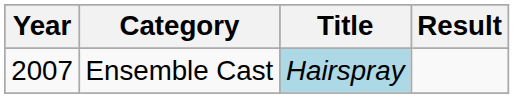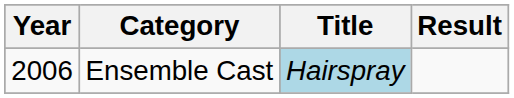(42, 70) 2007 -> (42, 70) 2006
